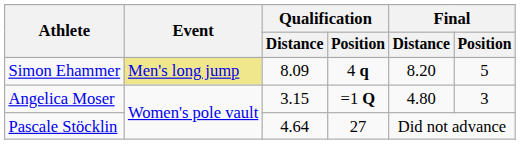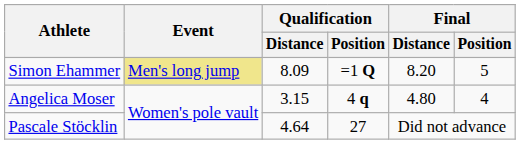(358, 71) 4 q -> (358, 71) =1 Q
(358, 99) =1 Q -> (358, 99) 4 q
(485, 99) 3 -> (485, 99) 4
